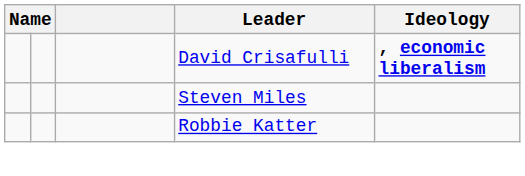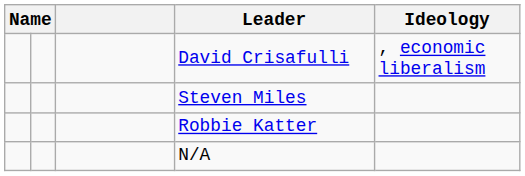(432, 59) bold -> (432, 59) normal
+ row: (194, 156)
